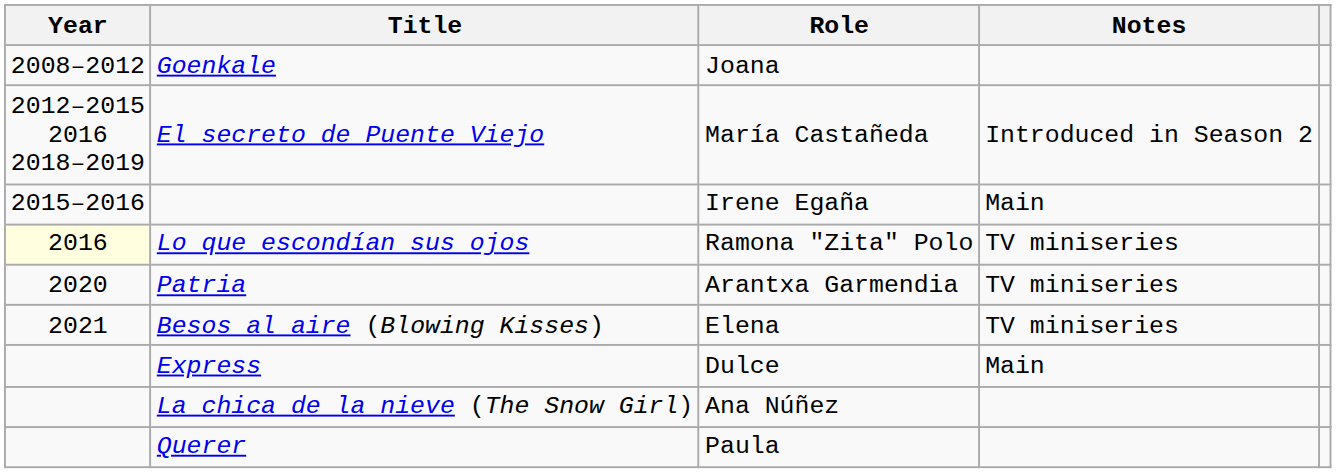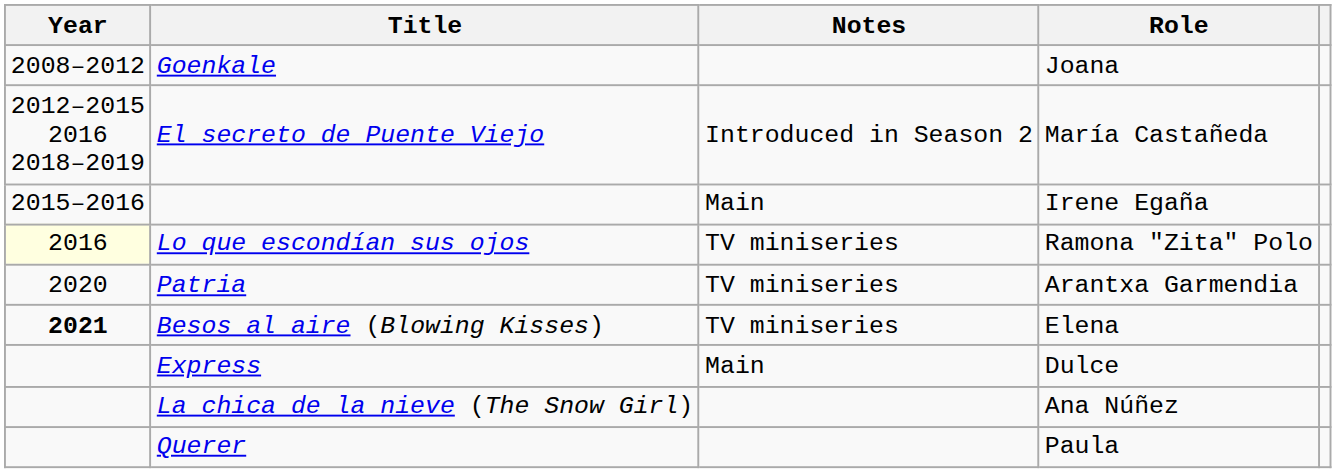columns swapped: (839, 25) <-> (1149, 25)
(78, 325) normal -> (78, 325) bold
